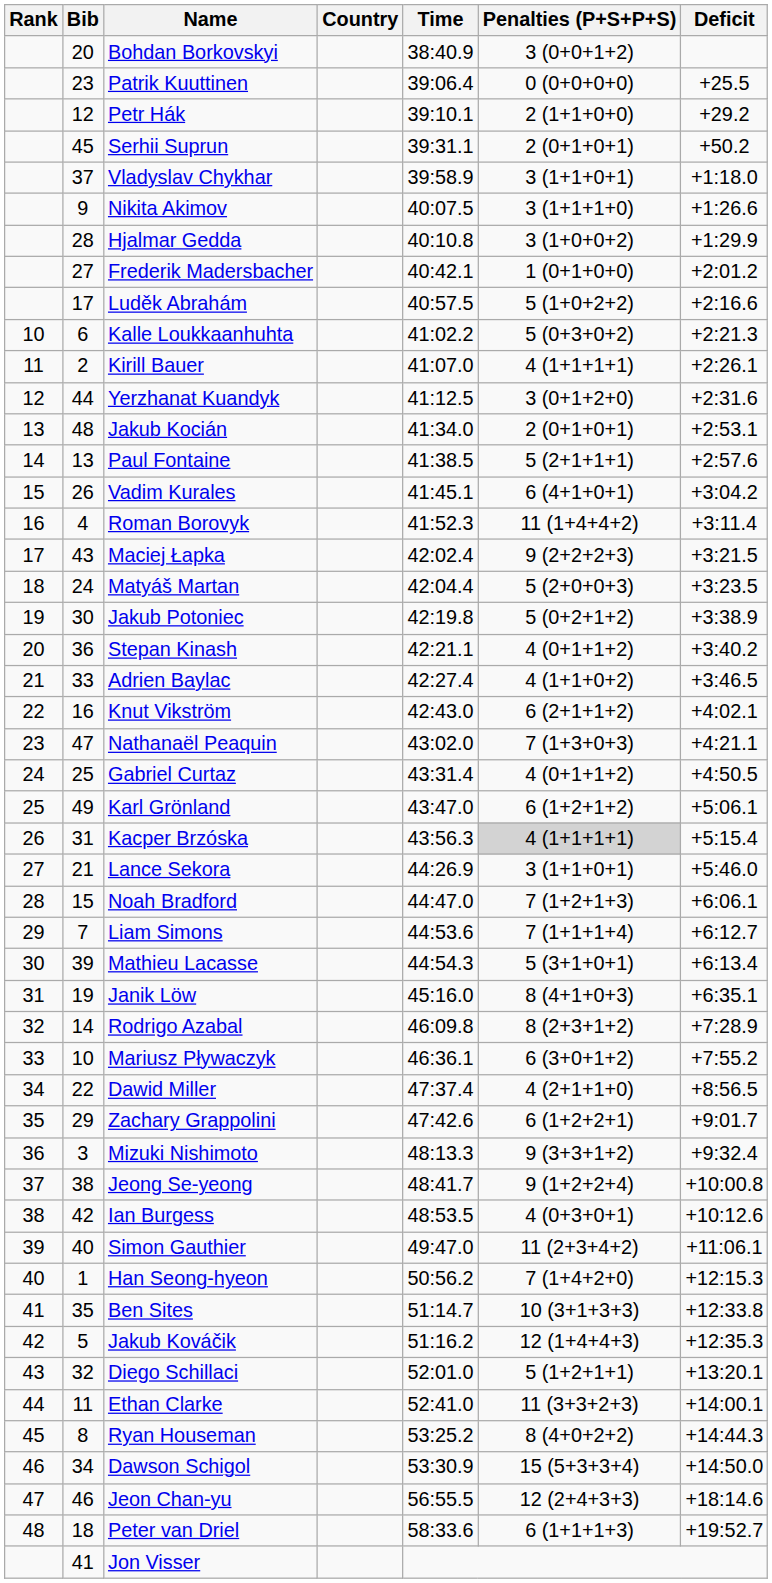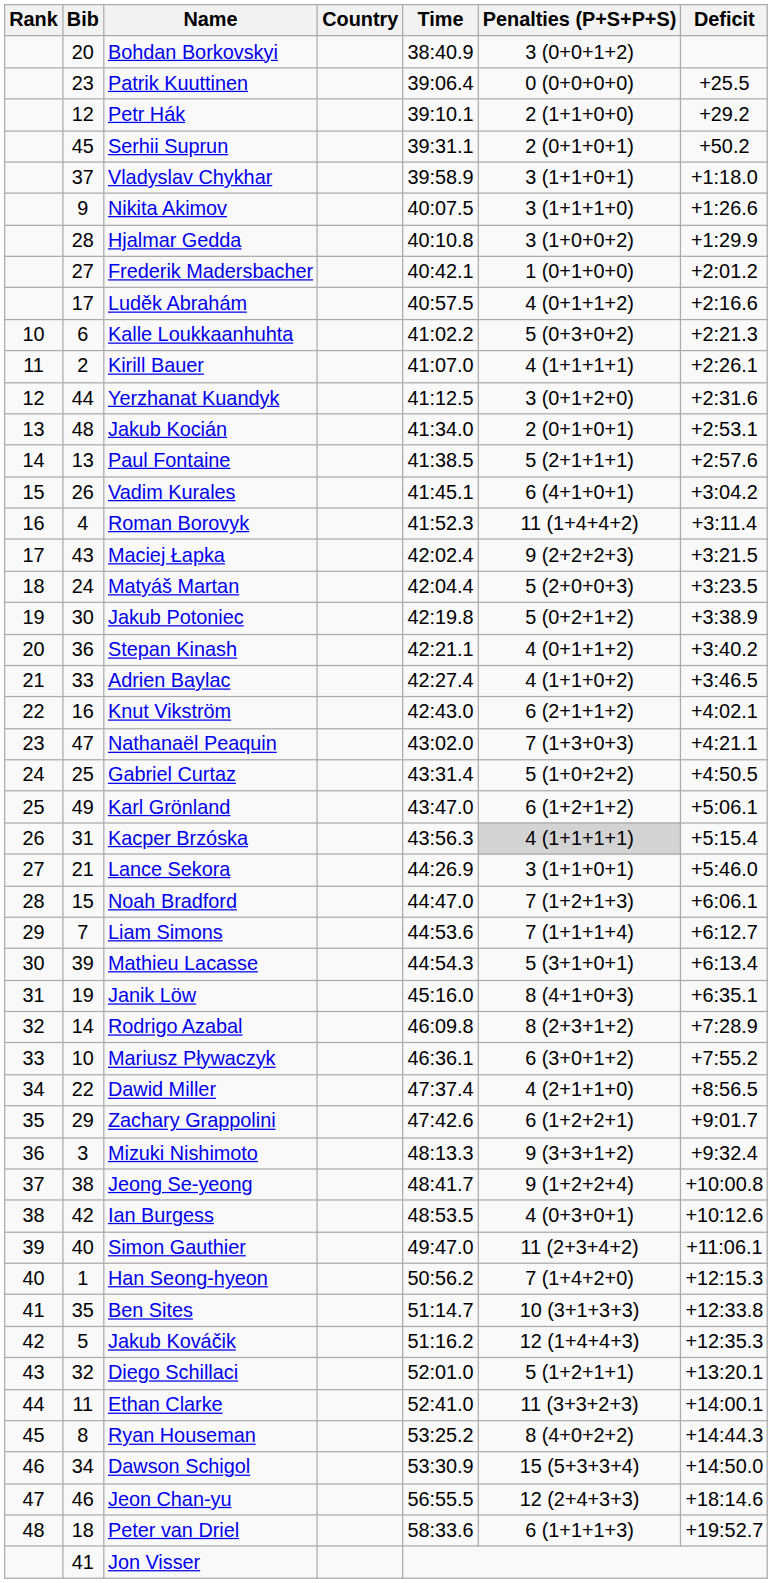(580, 303) 5 (1+0+2+2) -> (580, 303) 4 (0+1+1+2)
(580, 775) 4 (0+1+1+2) -> (580, 775) 5 (1+0+2+2)
